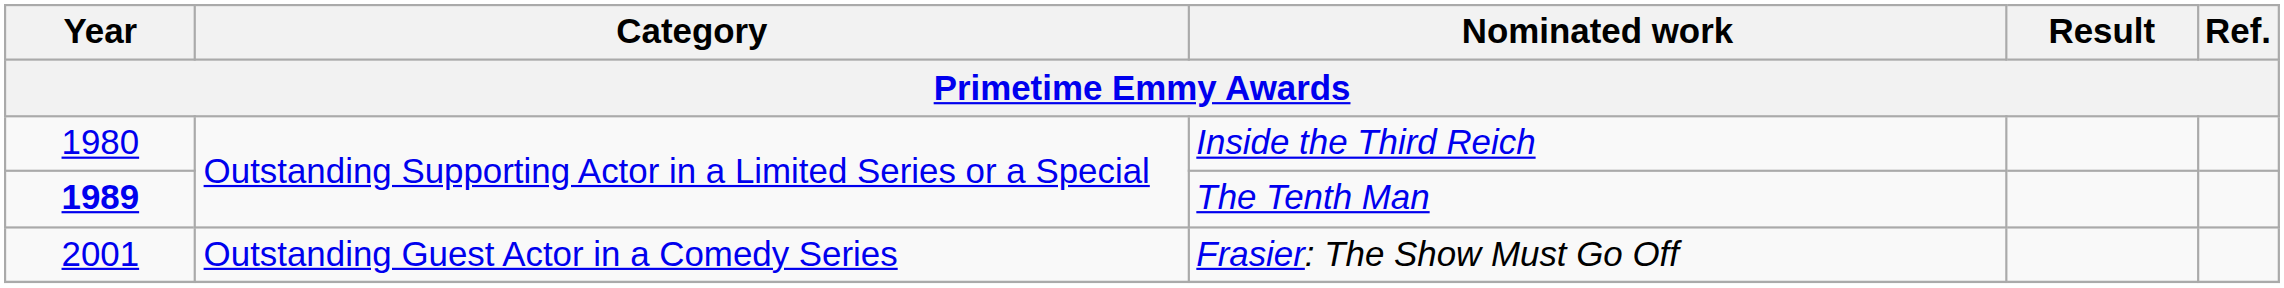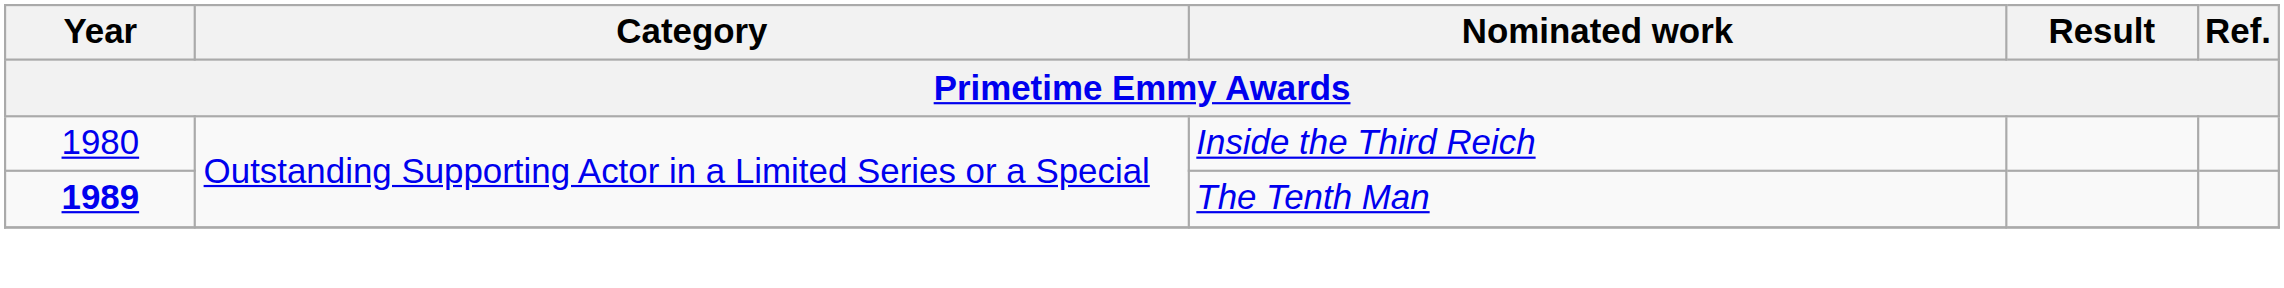- row: (1438, 253)
